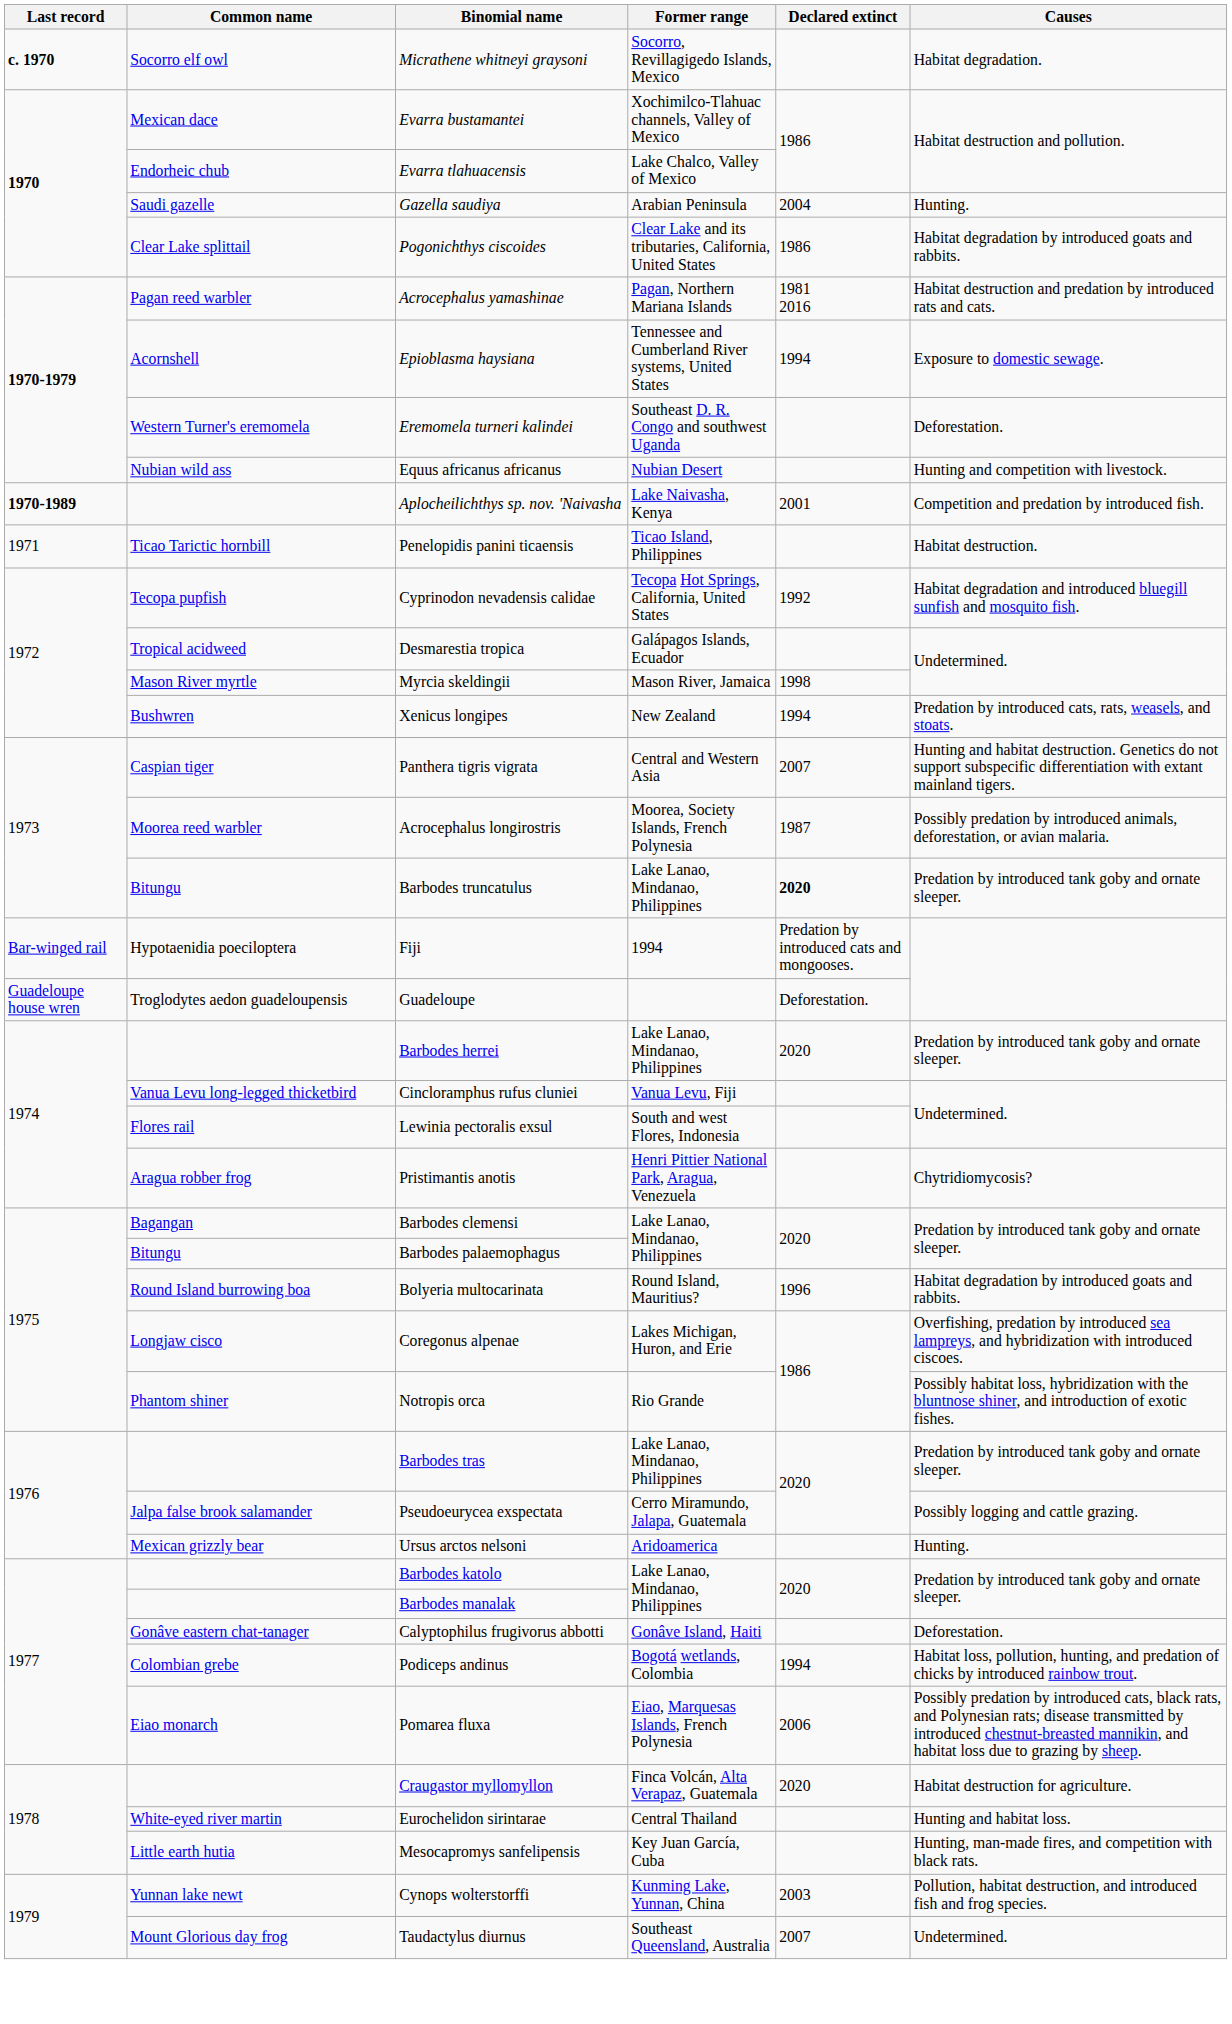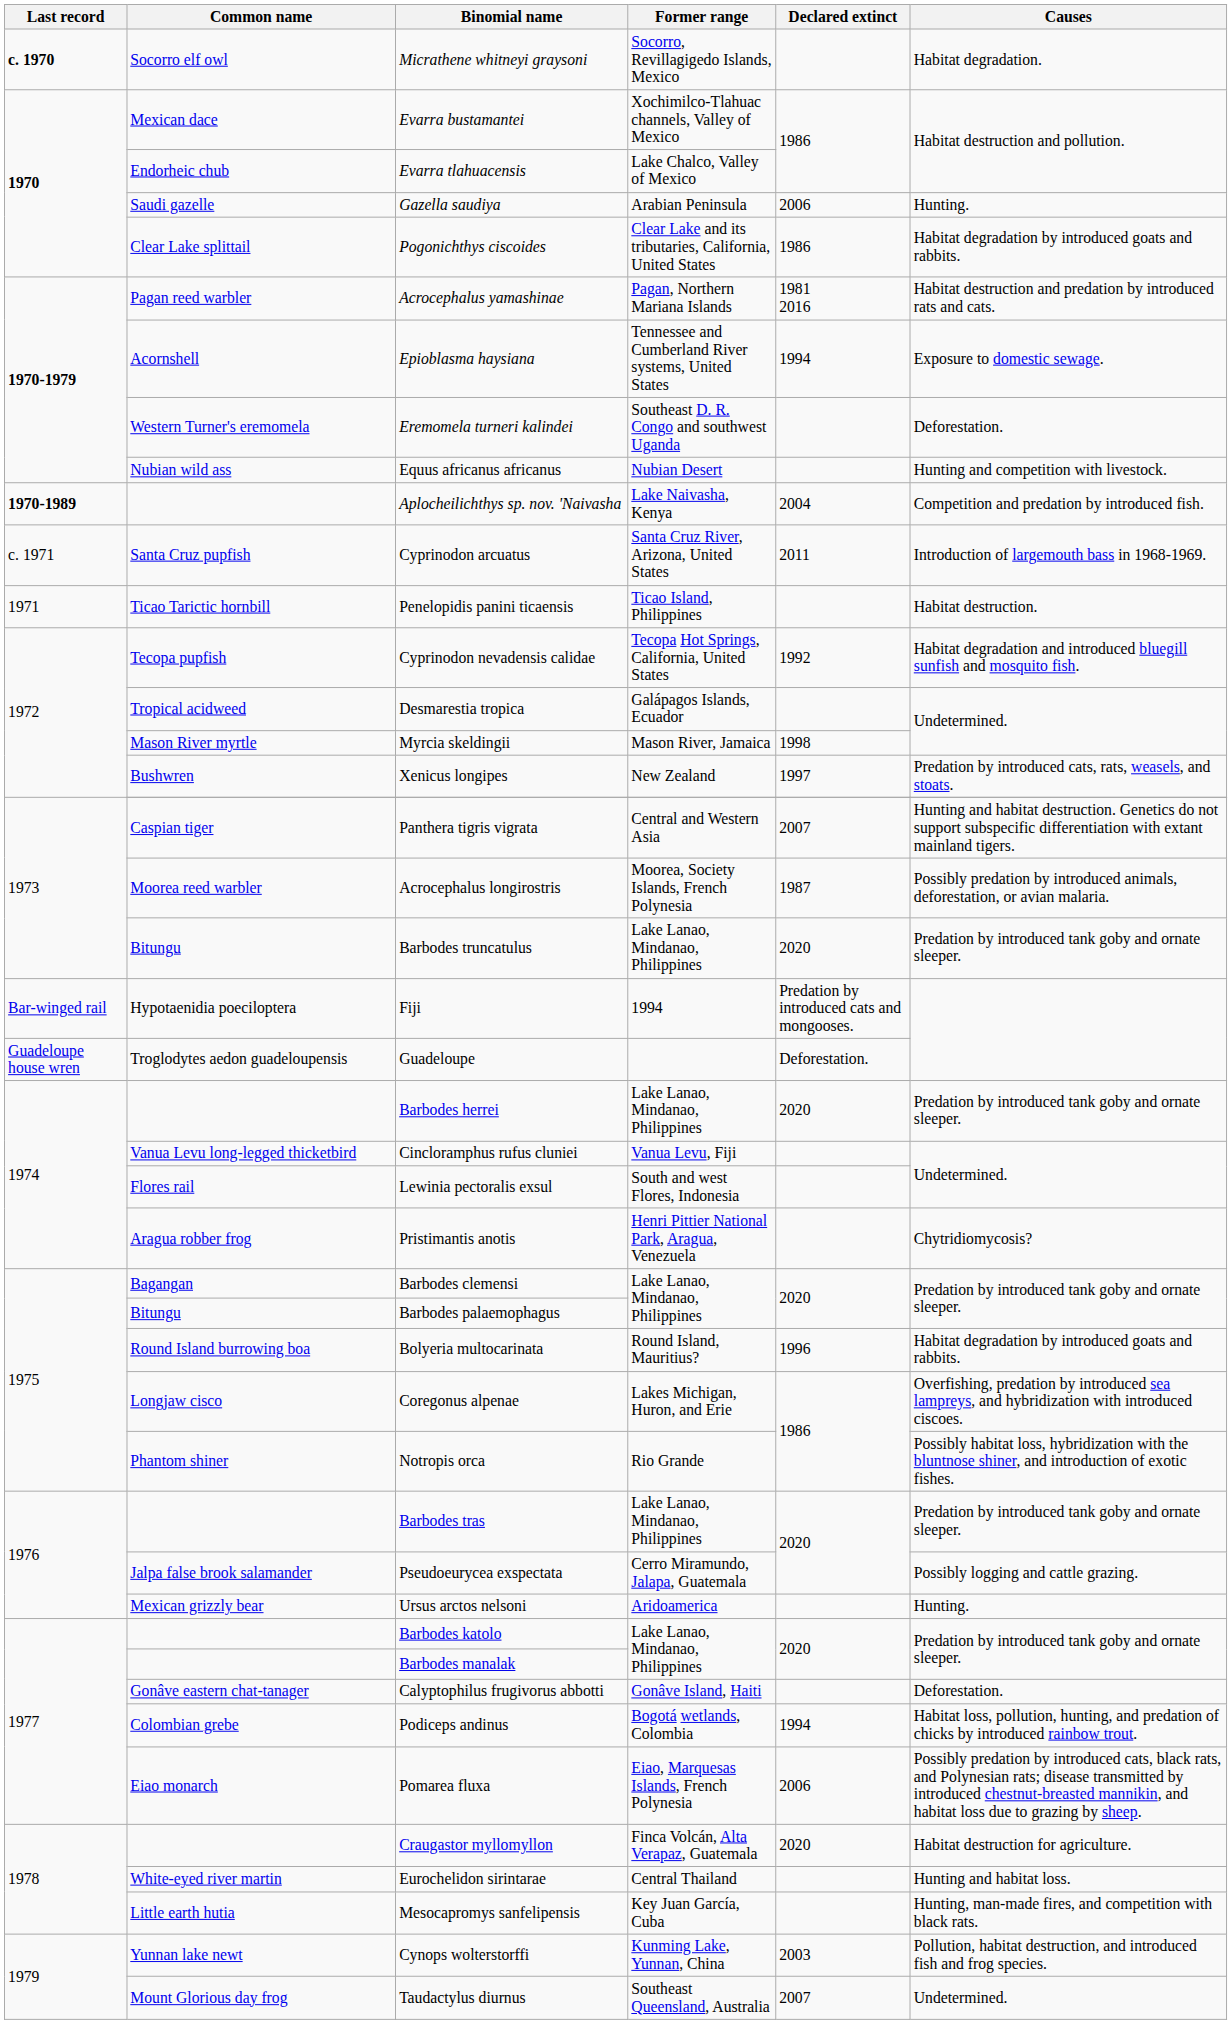(795, 204) 2004 -> (795, 204) 2006
(795, 503) 2001 -> (795, 503) 2004
+ row: (465, 555)
(795, 716) 1994 -> (795, 776) 1997
(795, 887) bold -> (795, 948) normal
